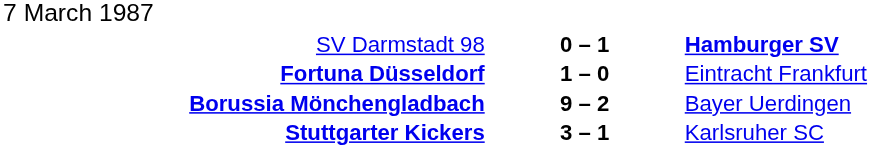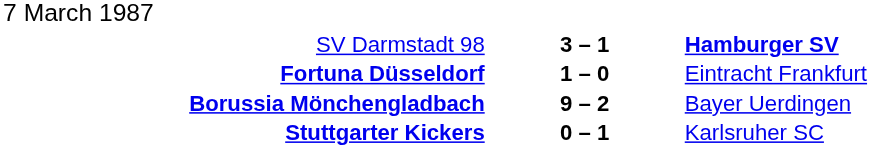(585, 44) 0 – 1 -> (585, 44) 3 – 1
(585, 132) 3 – 1 -> (585, 132) 0 – 1
